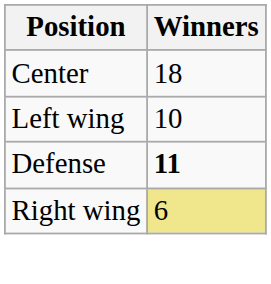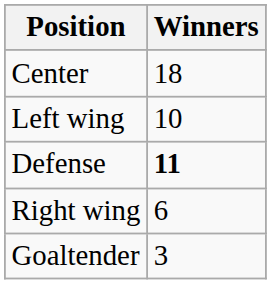(161, 210) khaki background -> (161, 210) no background
+ row: (76, 255)
